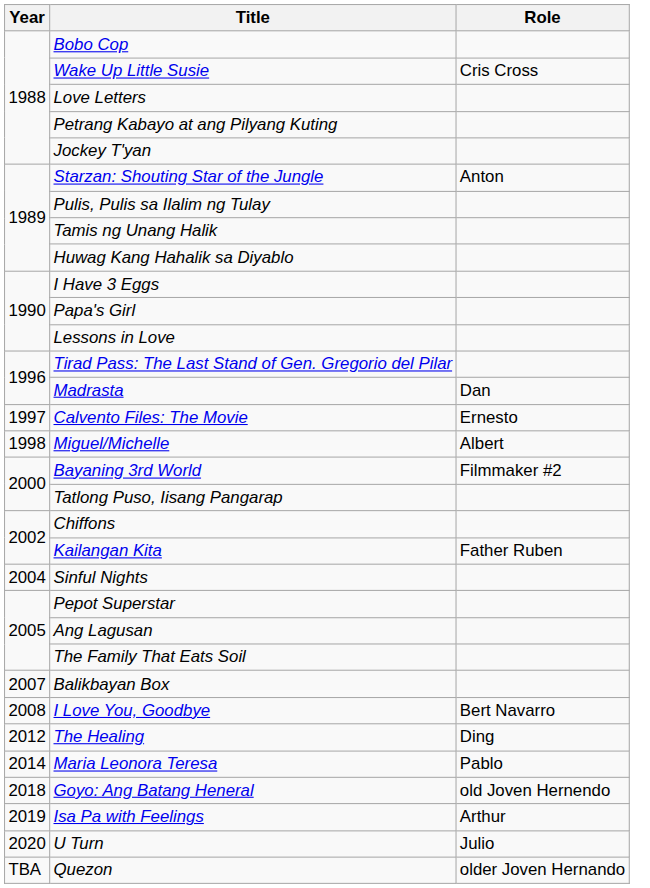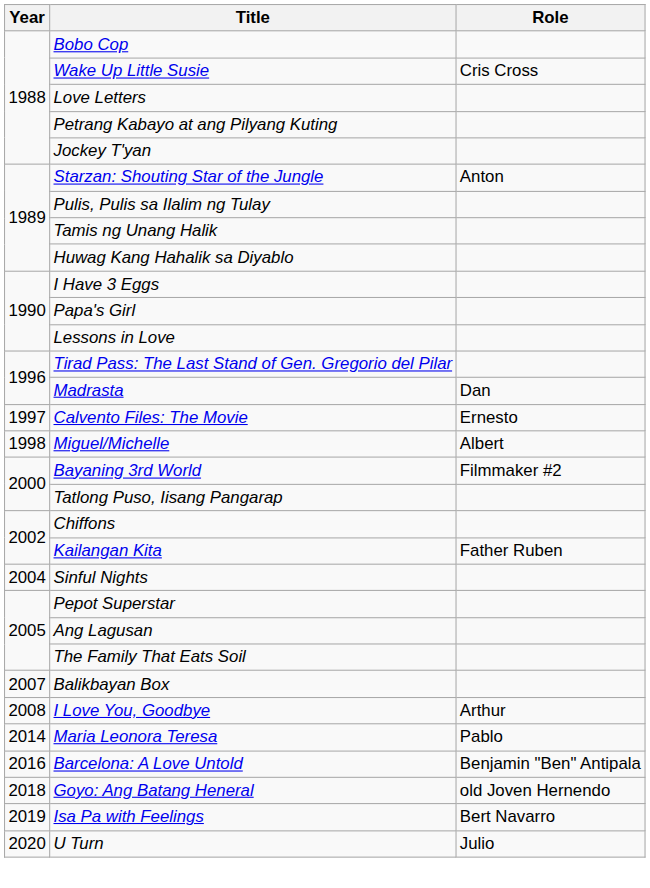(507, 710) Bert Navarro -> (483, 710) Arthur
- row: (99, 737)
+ row: (148, 763)
(483, 817) Arthur -> (507, 817) Bert Navarro
- row: (83, 870)
